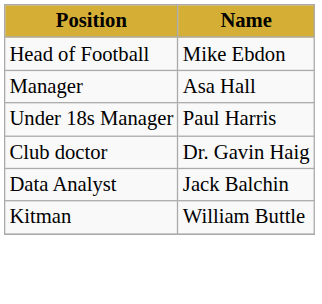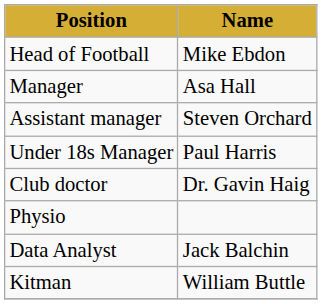+ row: (85, 119)
+ row: (38, 217)
